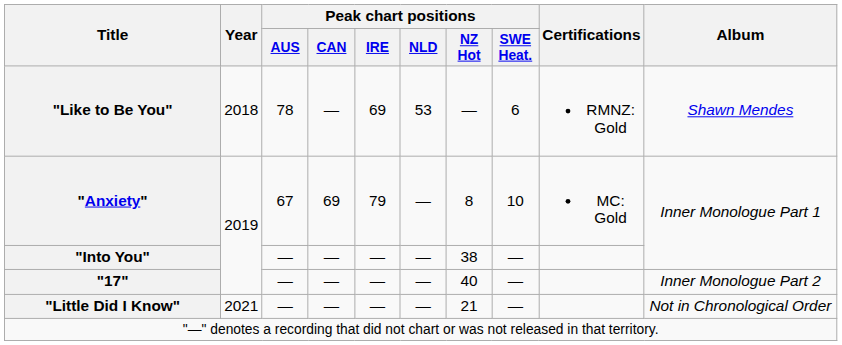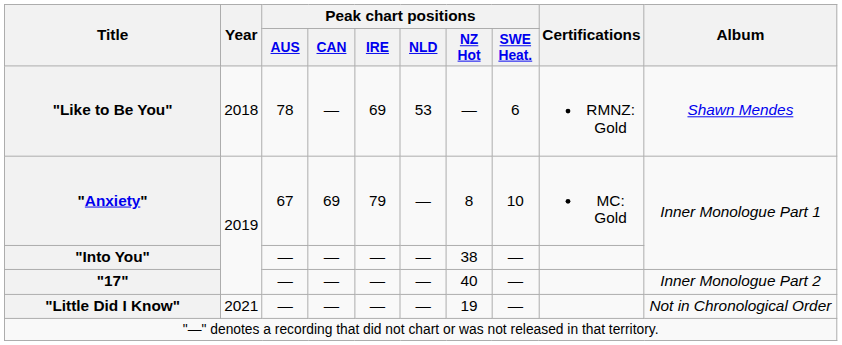(469, 306) 21 -> (469, 306) 19
